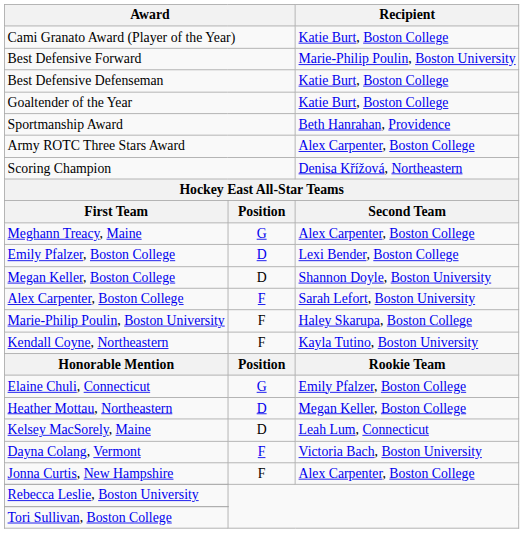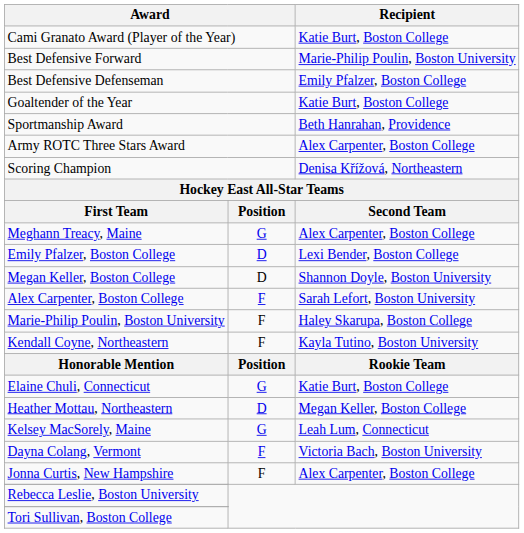(373, 80) Katie Burt, Boston College -> (382, 80) Emily Pfalzer, Boston College
(382, 386) Emily Pfalzer, Boston College -> (373, 386) Katie Burt, Boston College
(262, 430) D -> (262, 430) G
